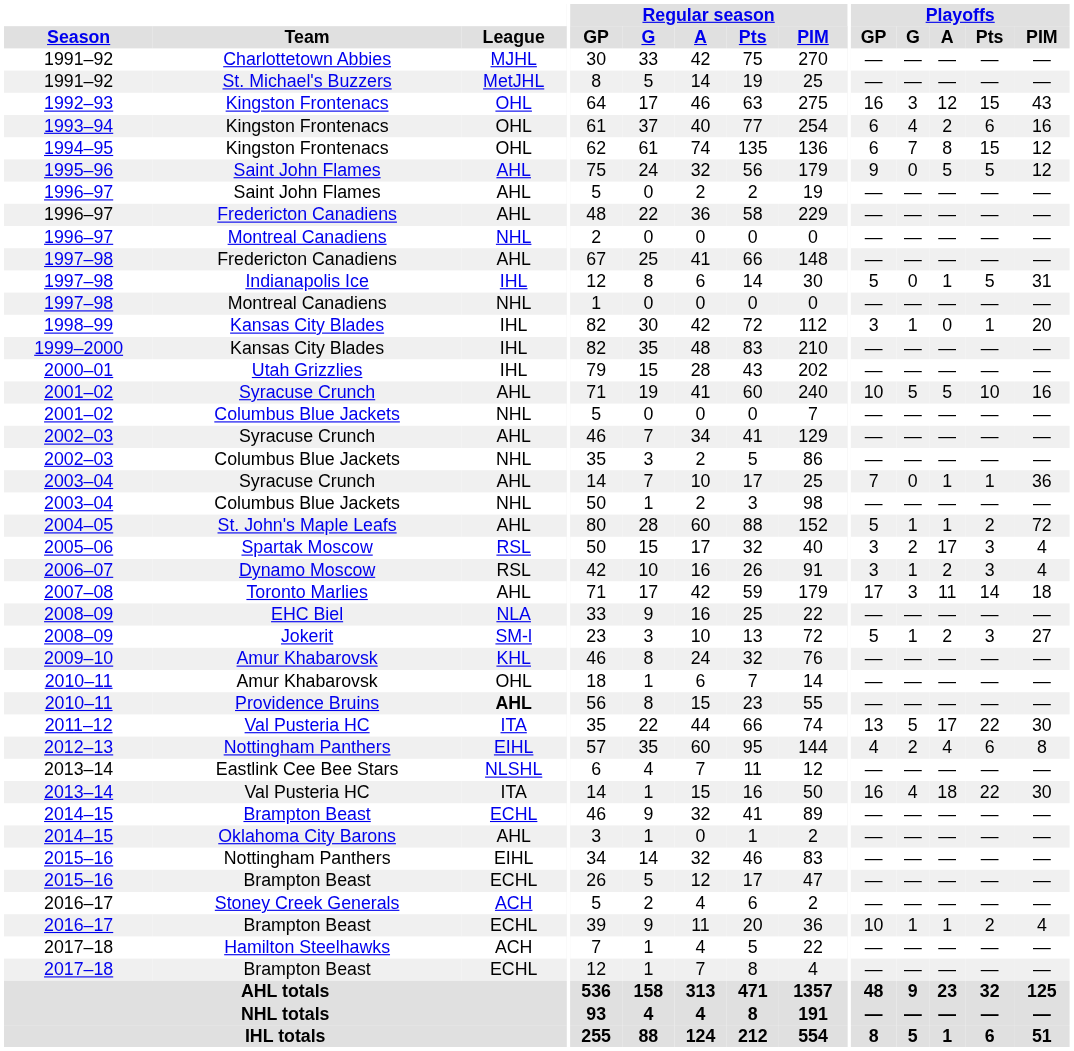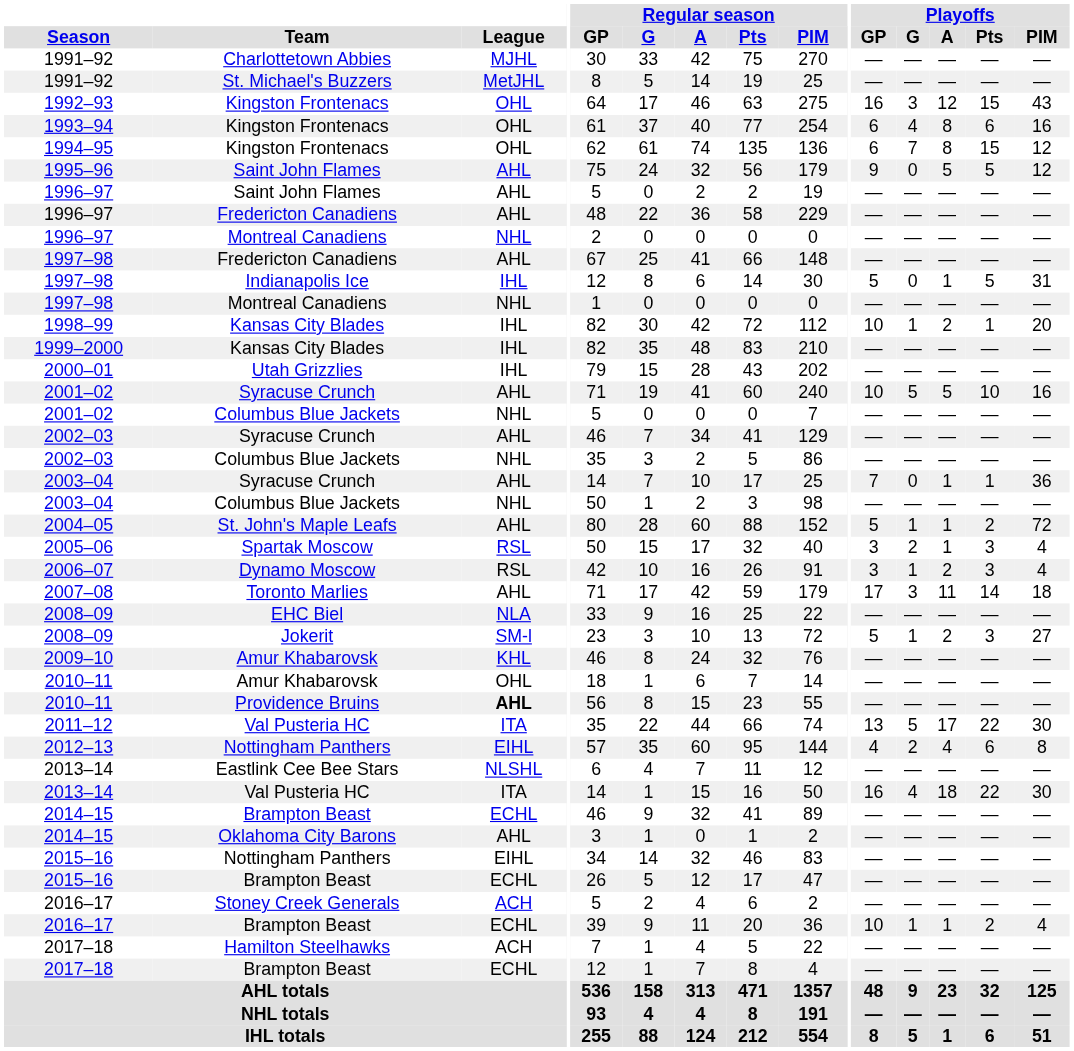(947, 126) 2 -> (947, 126) 8
(874, 325) 3 -> (874, 325) 10
(947, 325) 0 -> (947, 325) 2
(947, 547) 17 -> (947, 547) 1
